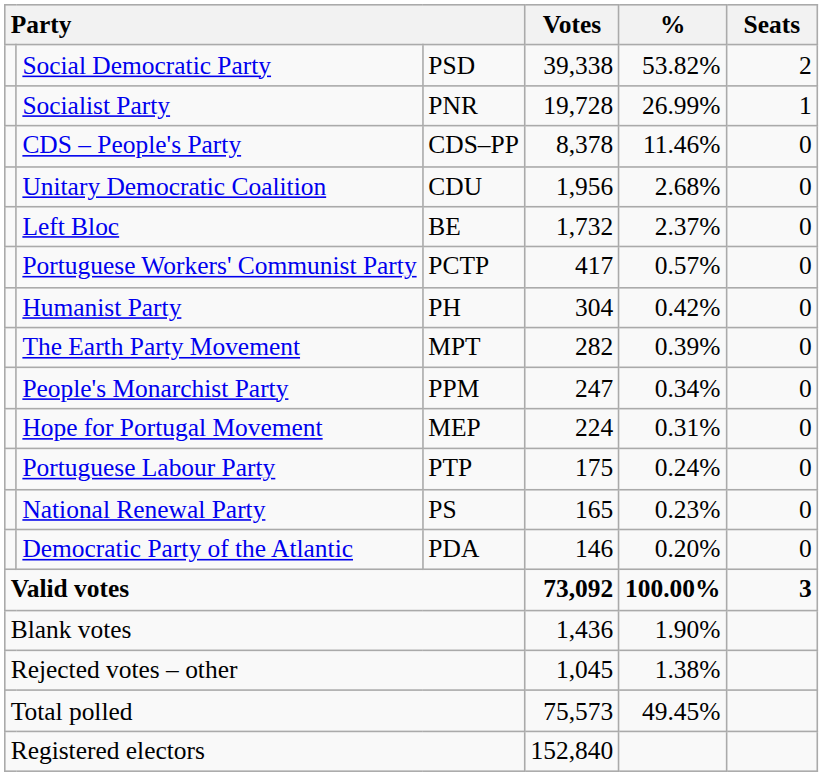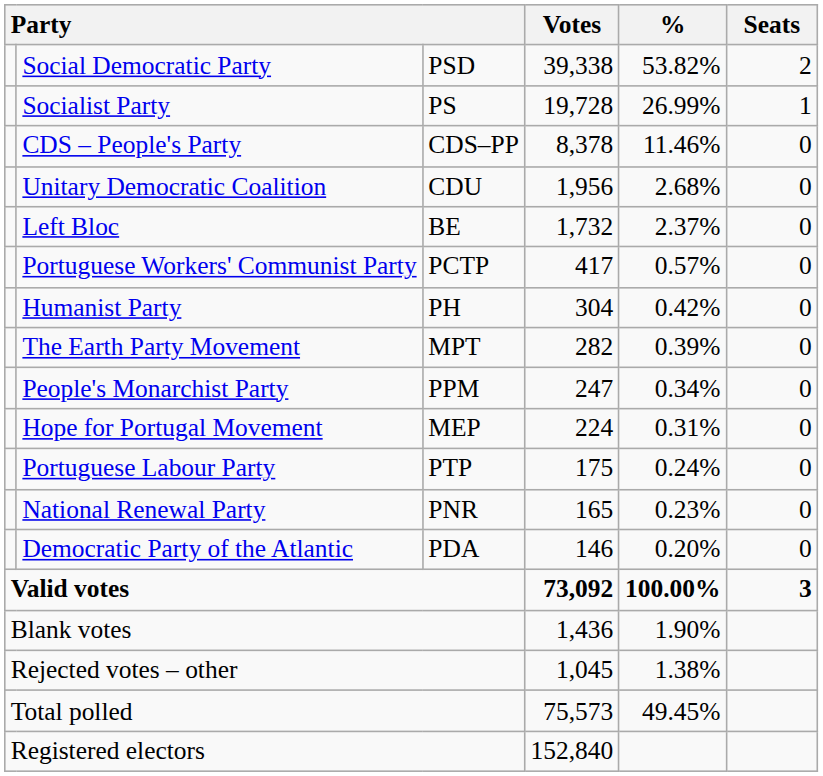(453, 105) PNR -> (443, 105) PS
(443, 508) PS -> (453, 508) PNR
